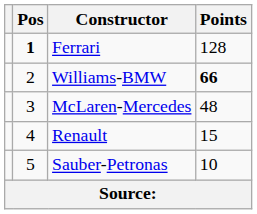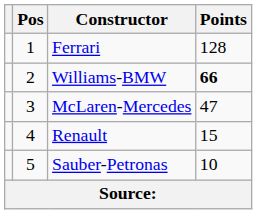(30, 47) bold -> (30, 47) normal
(209, 106) 48 -> (209, 106) 47
